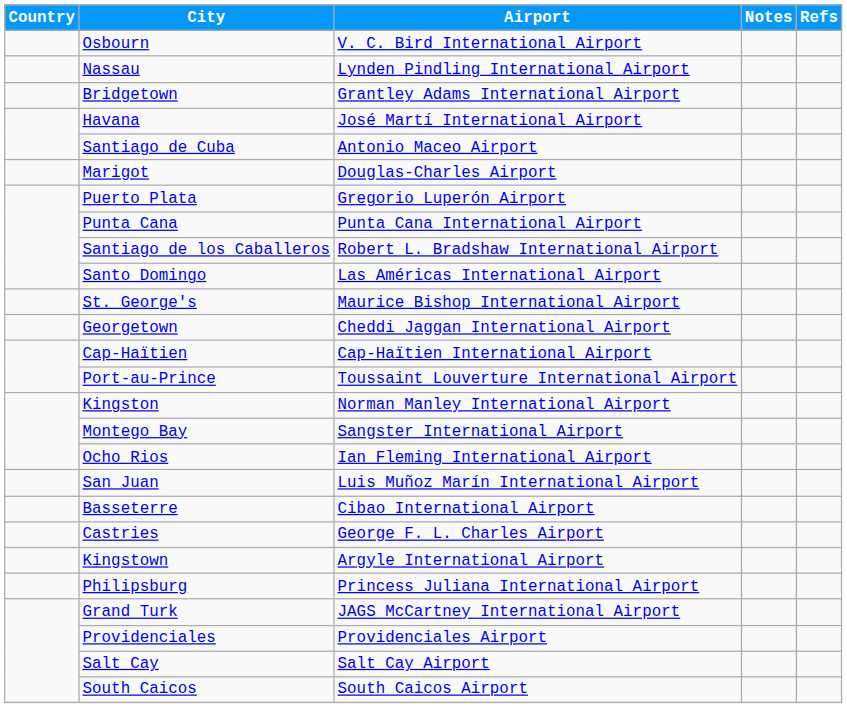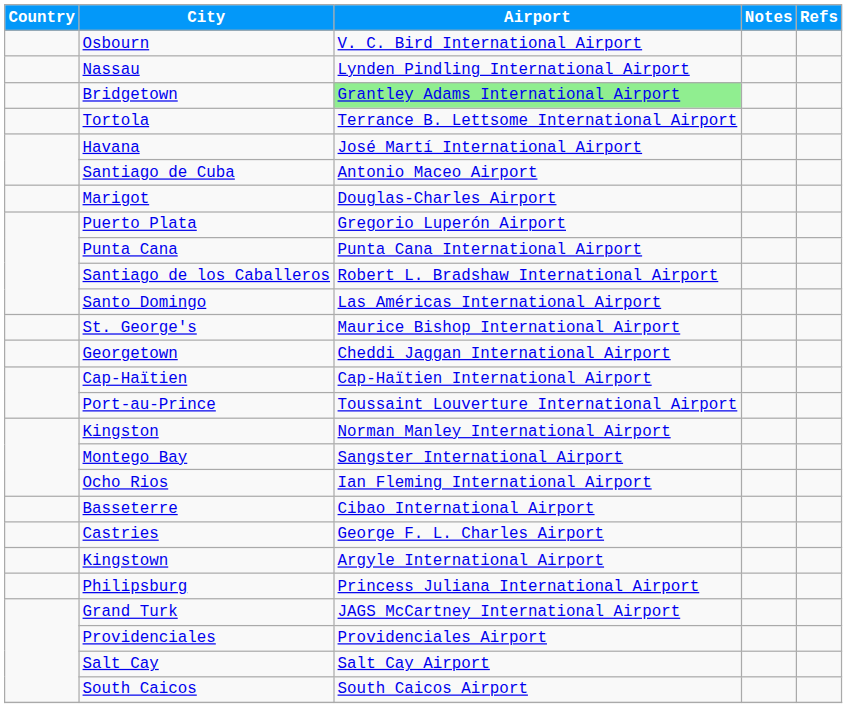(509, 95) no background -> (509, 95) lightgreen background
+ row: (116, 121)
- row: (121, 483)
